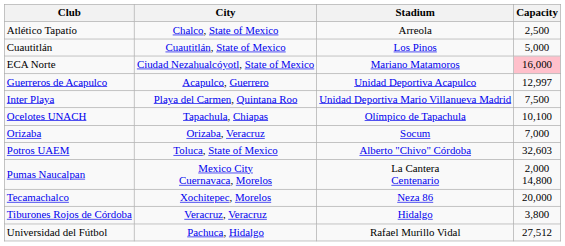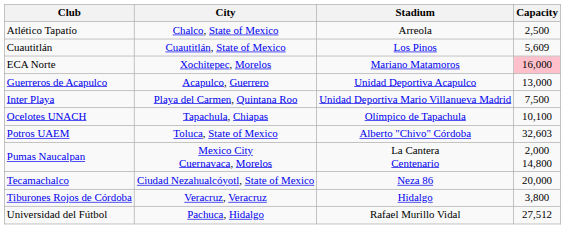(537, 47) 5,000 -> (537, 47) 5,609
(226, 64) Ciudad Nezahualcóyotl, State of Mexico -> (226, 64) Xochitepec, Morelos
(537, 82) 12,997 -> (537, 82) 13,000
- row: (24, 133)
(226, 197) Xochitepec, Morelos -> (226, 180) Ciudad Nezahualcóyotl, State of Mexico
